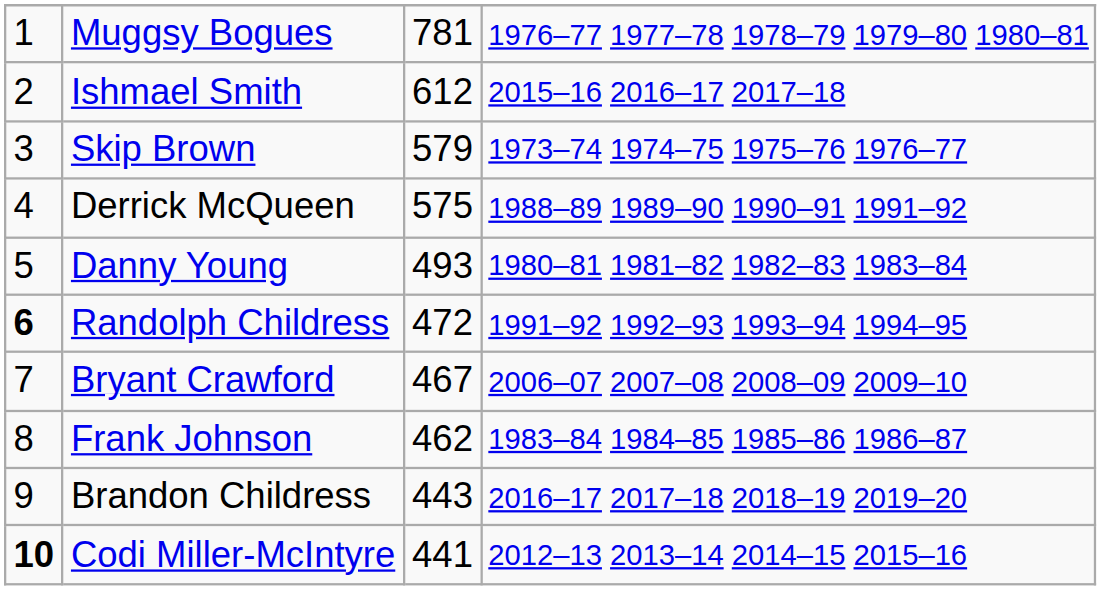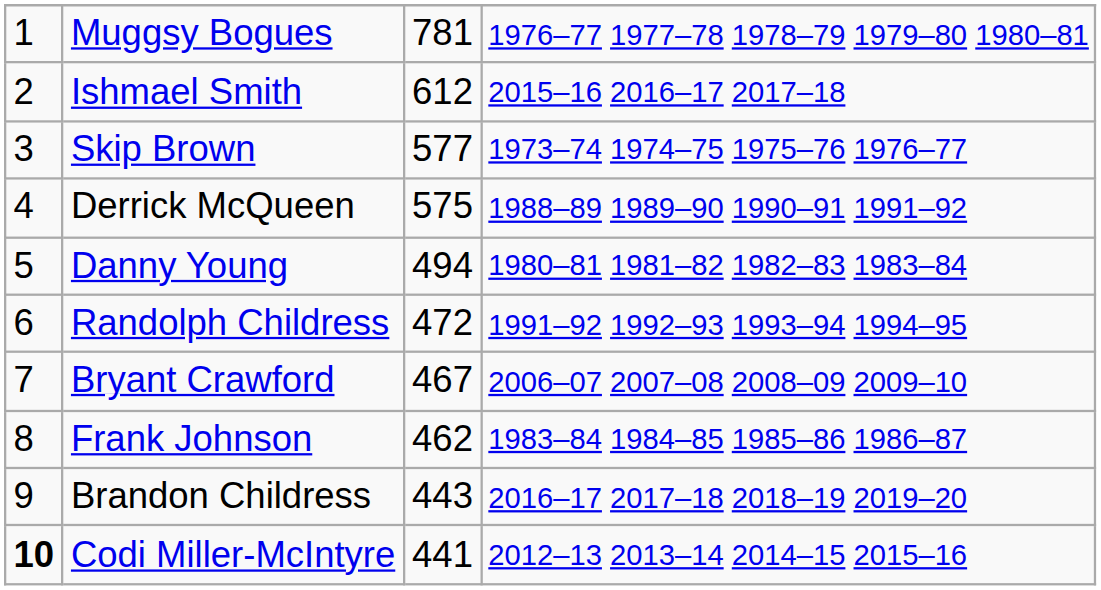(443, 149) 579 -> (443, 149) 577
(443, 264) 493 -> (443, 264) 494
(24, 322) bold -> (24, 322) normal
